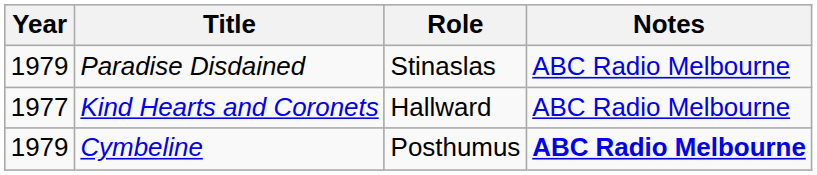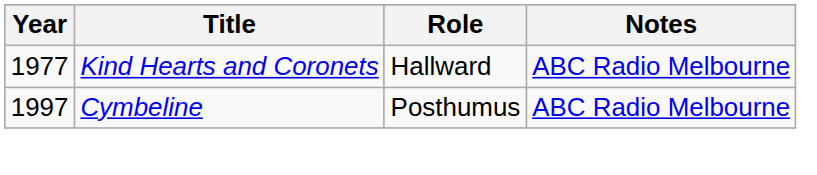- row: (193, 66)
(40, 148) 1979 -> (40, 107) 1997
(669, 148) bold -> (661, 107) normal
